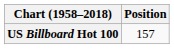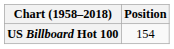(145, 33) 157 -> (145, 33) 154
